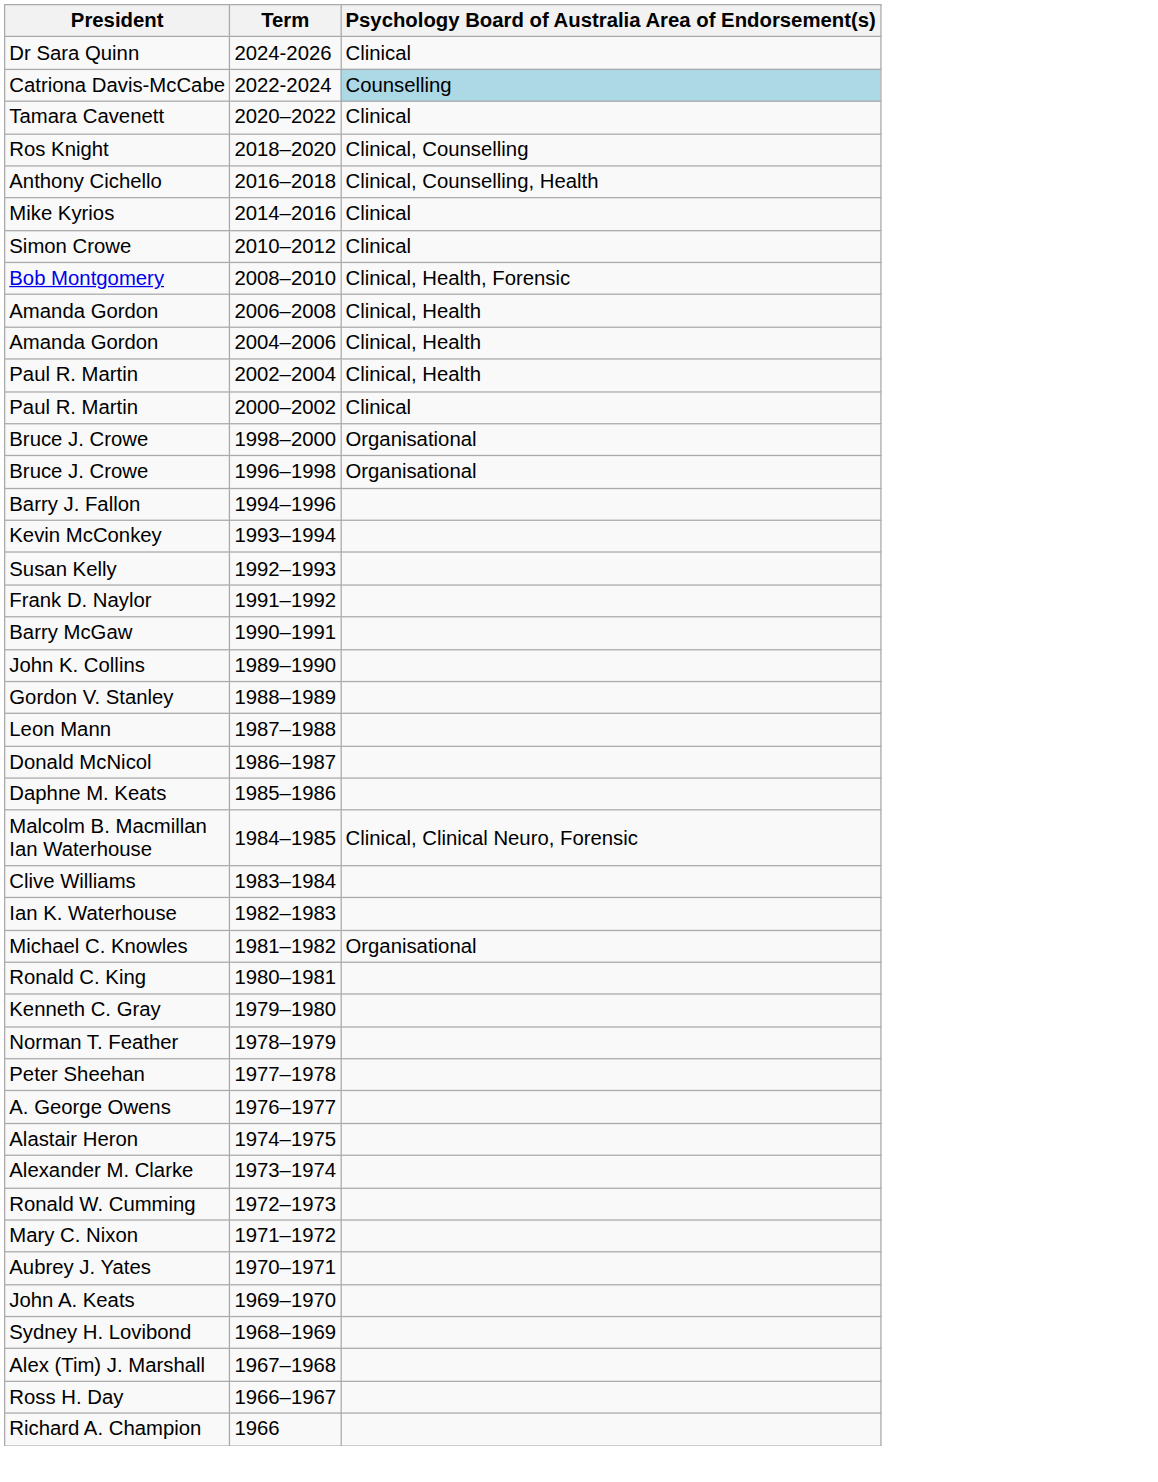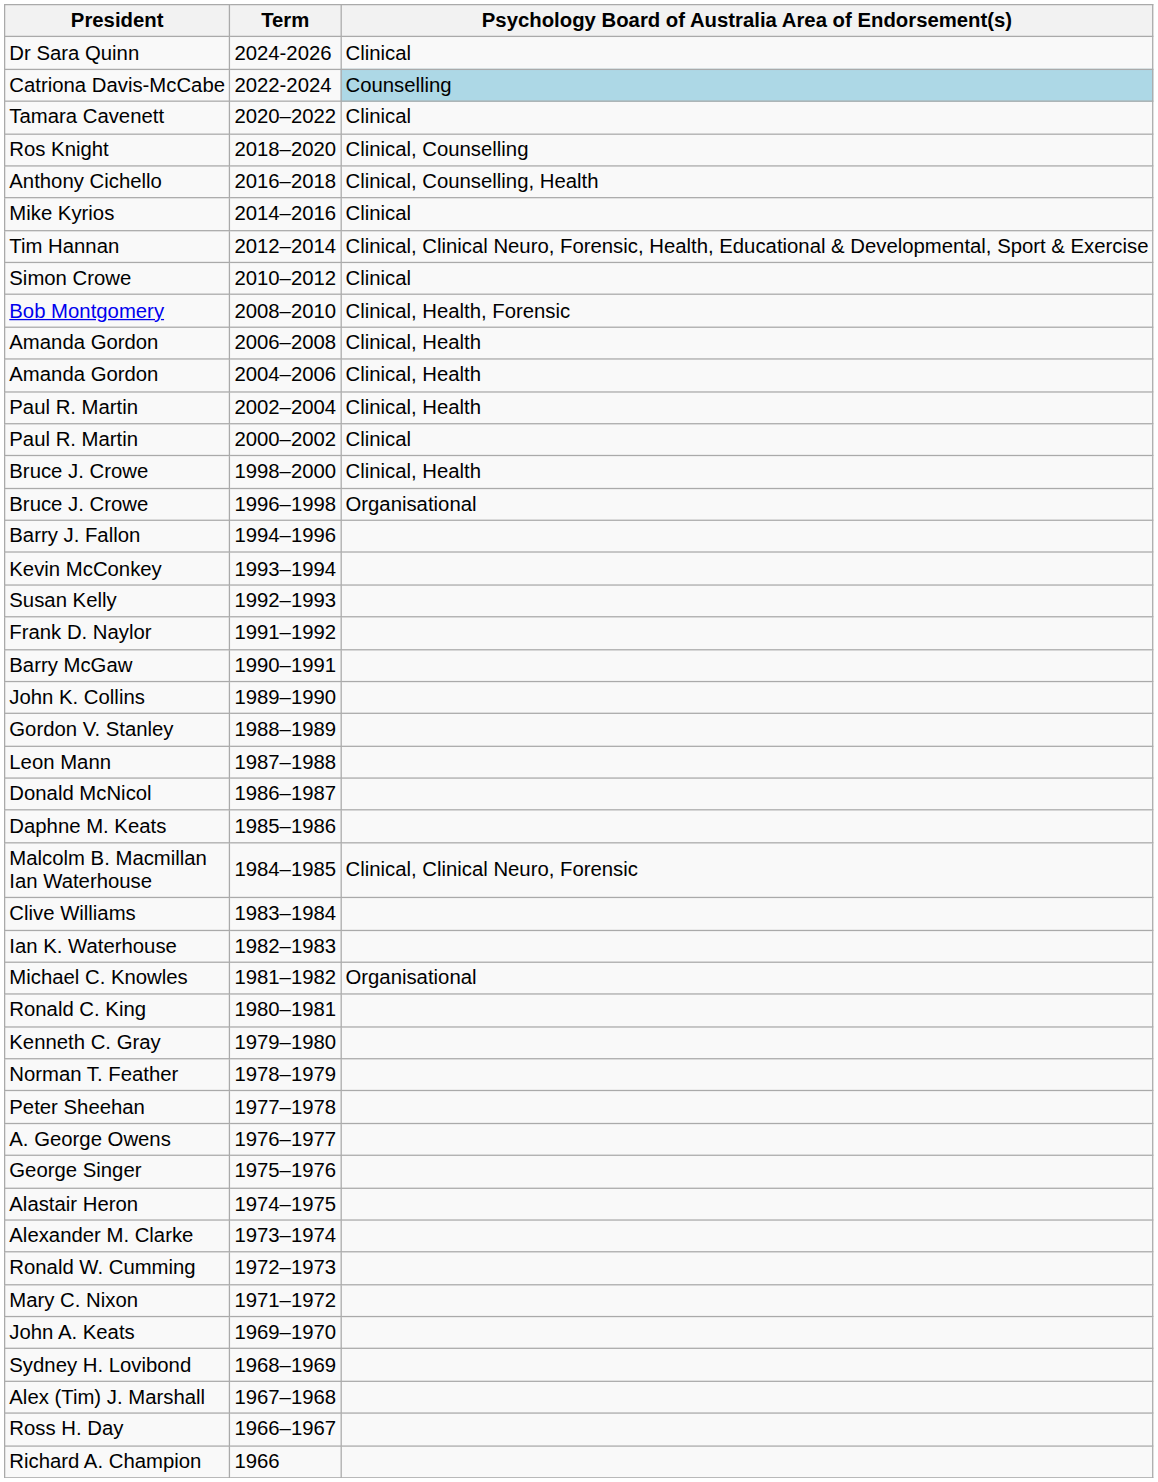+ row: (64, 246)
(411, 439) Organisational -> (413, 471) Clinical, Health
+ row: (75, 1171)
- row: (80, 1268)
